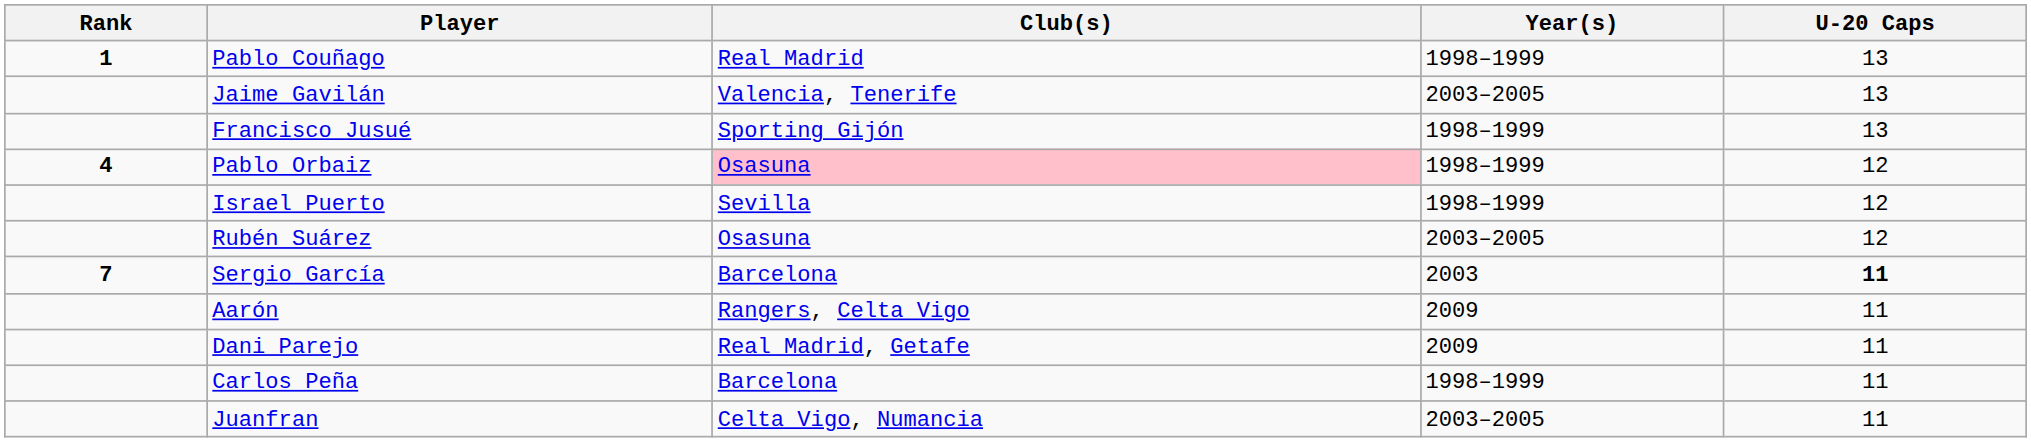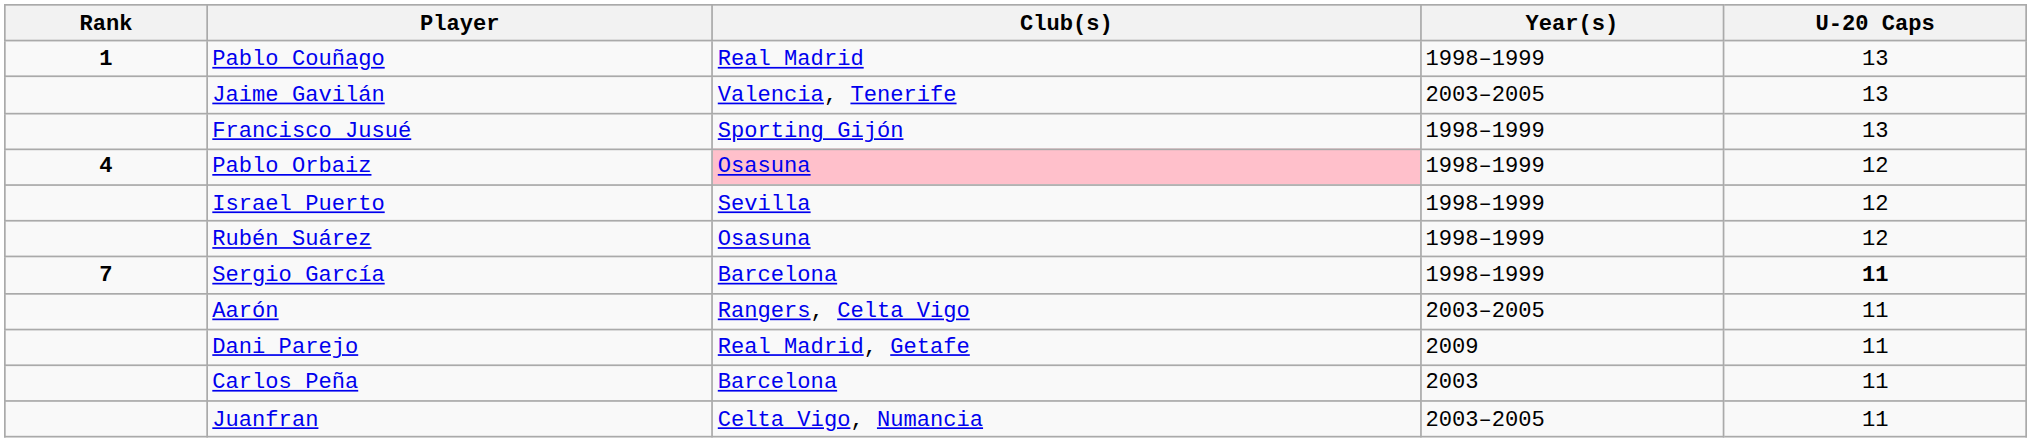(1485, 239) 2003–2005 -> (1485, 239) 1998–1999
(1452, 275) 2003 -> (1485, 275) 1998–1999
(1452, 311) 2009 -> (1485, 311) 2003–2005
(1485, 383) 1998–1999 -> (1452, 383) 2003
